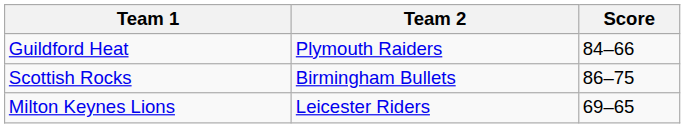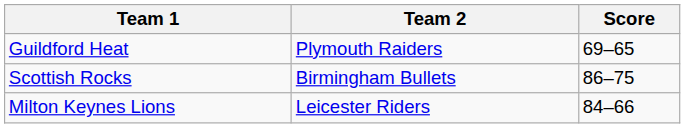(609, 48) 84–66 -> (609, 48) 69–65
(609, 107) 69–65 -> (609, 107) 84–66
